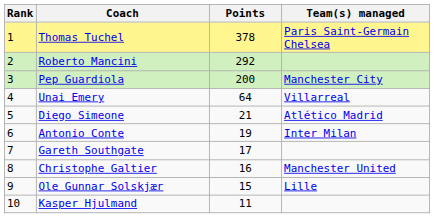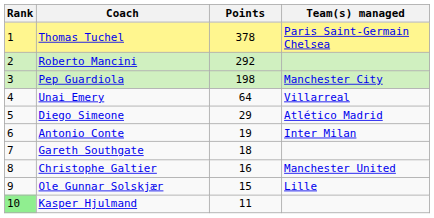(245, 79) 200 -> (245, 79) 198
(245, 115) 21 -> (245, 115) 29
(245, 151) 17 -> (245, 151) 18
(14, 204) no background -> (14, 204) lightgreen background
